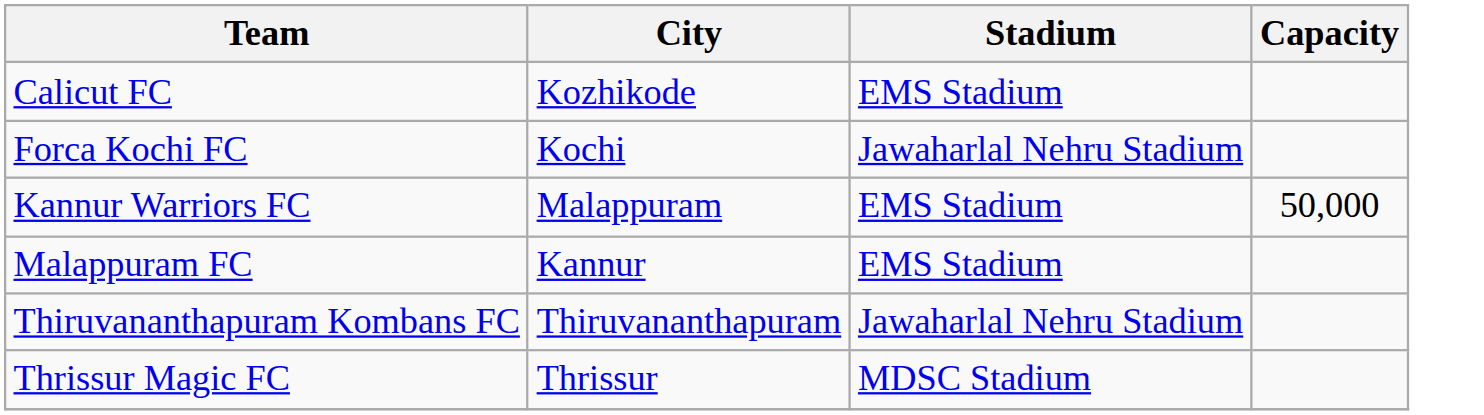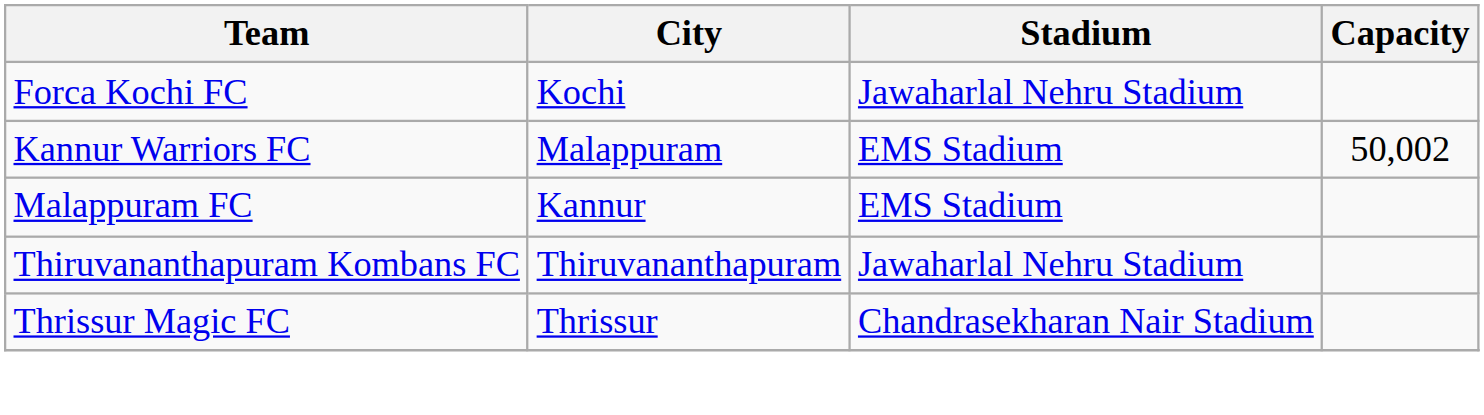- row: (93, 90)
(1330, 206) 50,000 -> (1400, 148) 50,002
(974, 378) MDSC Stadium -> (1086, 321) Chandrasekharan Nair Stadium
